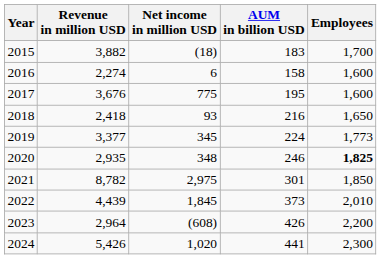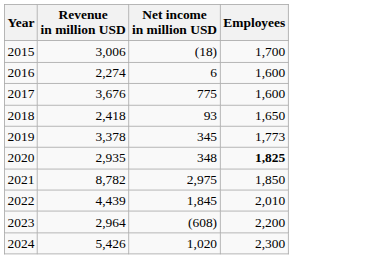- column: (264, 22)
(111, 51) 3,882 -> (111, 51) 3,006
(111, 136) 3,377 -> (111, 136) 3,378
